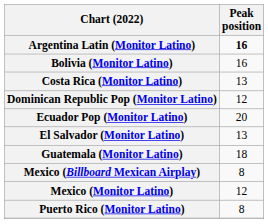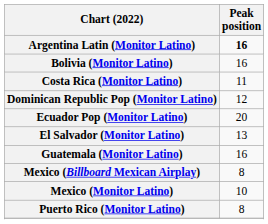(242, 81) 13 -> (242, 81) 11
(242, 154) 18 -> (242, 154) 16
(242, 191) 12 -> (242, 191) 10
